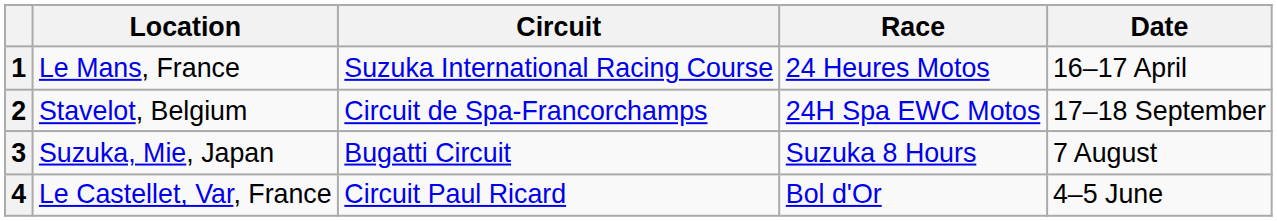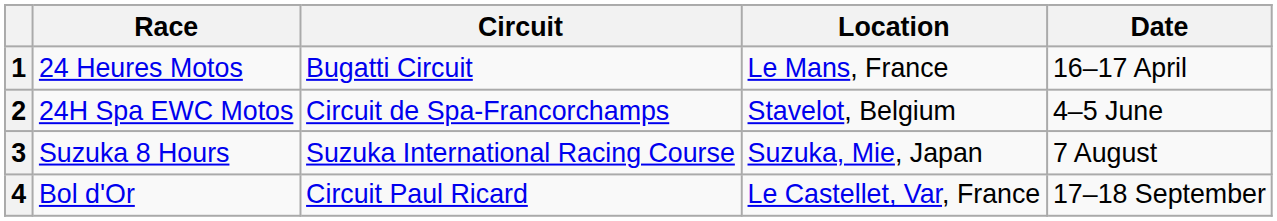columns swapped: (913, 26) <-> (185, 26)
(559, 68) Suzuka International Racing Course -> (389, 68) Bugatti Circuit
(1159, 110) 17–18 September -> (1108, 110) 4–5 June
(428, 152) Bugatti Circuit -> (520, 152) Suzuka International Racing Course
(1108, 195) 4–5 June -> (1159, 195) 17–18 September
